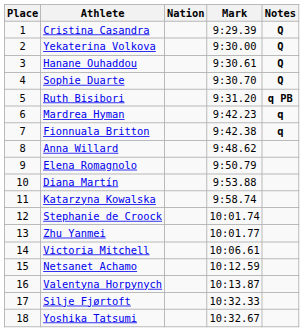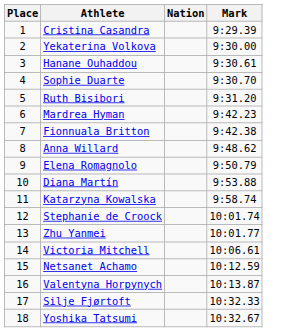- column: (280, 13)
